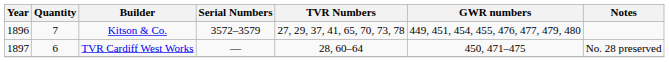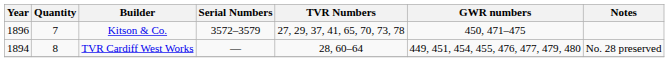(495, 30) 449, 451, 454, 455, 476, 477, 479, 480 -> (495, 30) 450, 471–475
(18, 48) 1897 -> (18, 48) 1894
(55, 48) 6 -> (55, 48) 8
(495, 48) 450, 471–475 -> (495, 48) 449, 451, 454, 455, 476, 477, 479, 480
